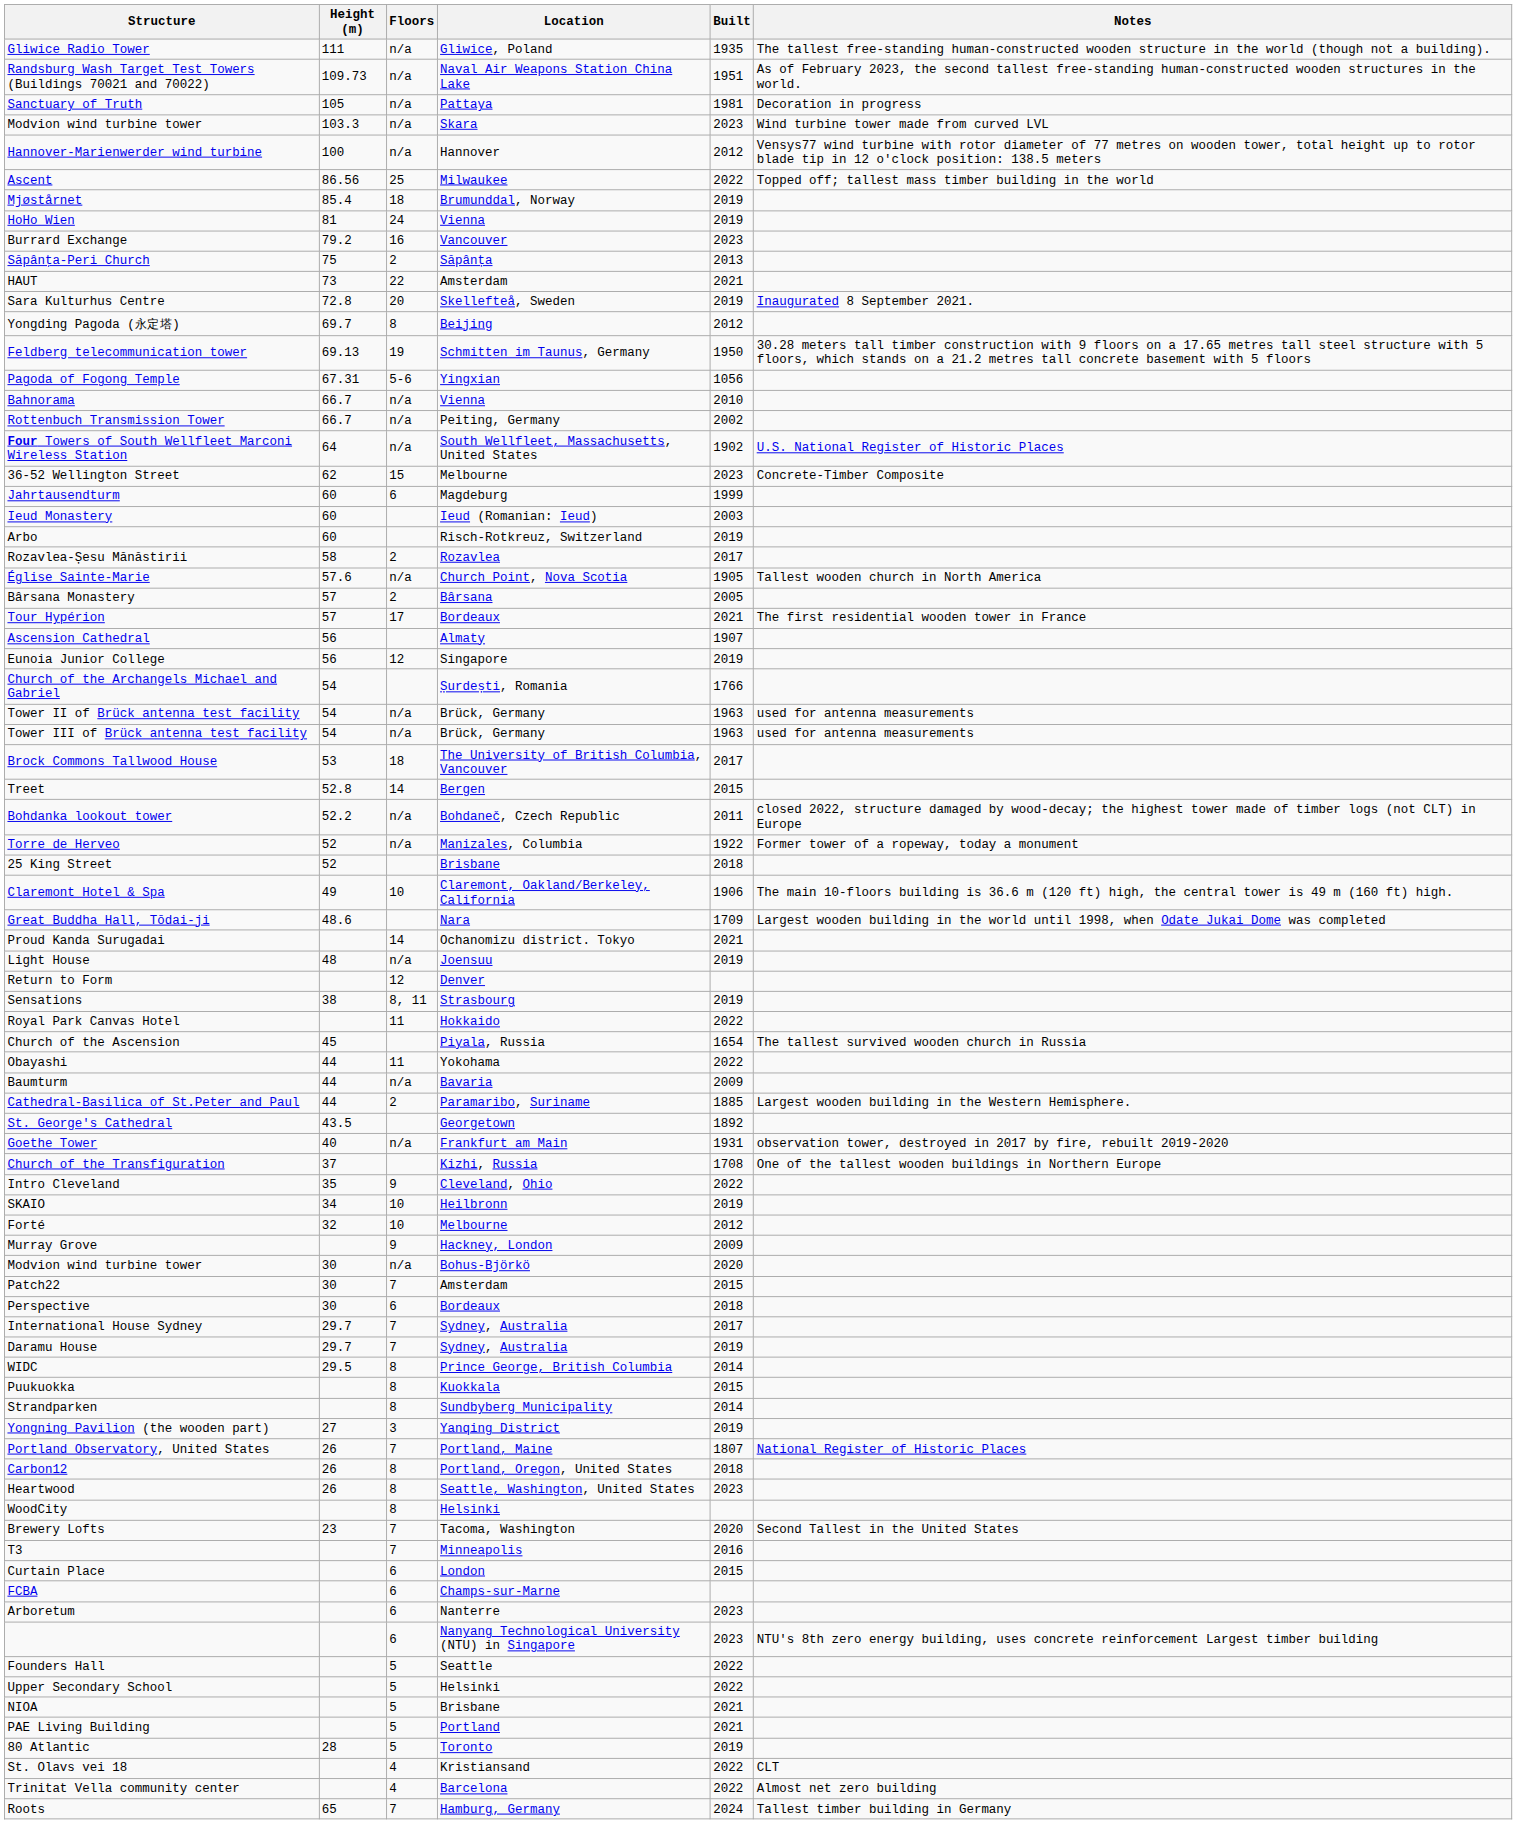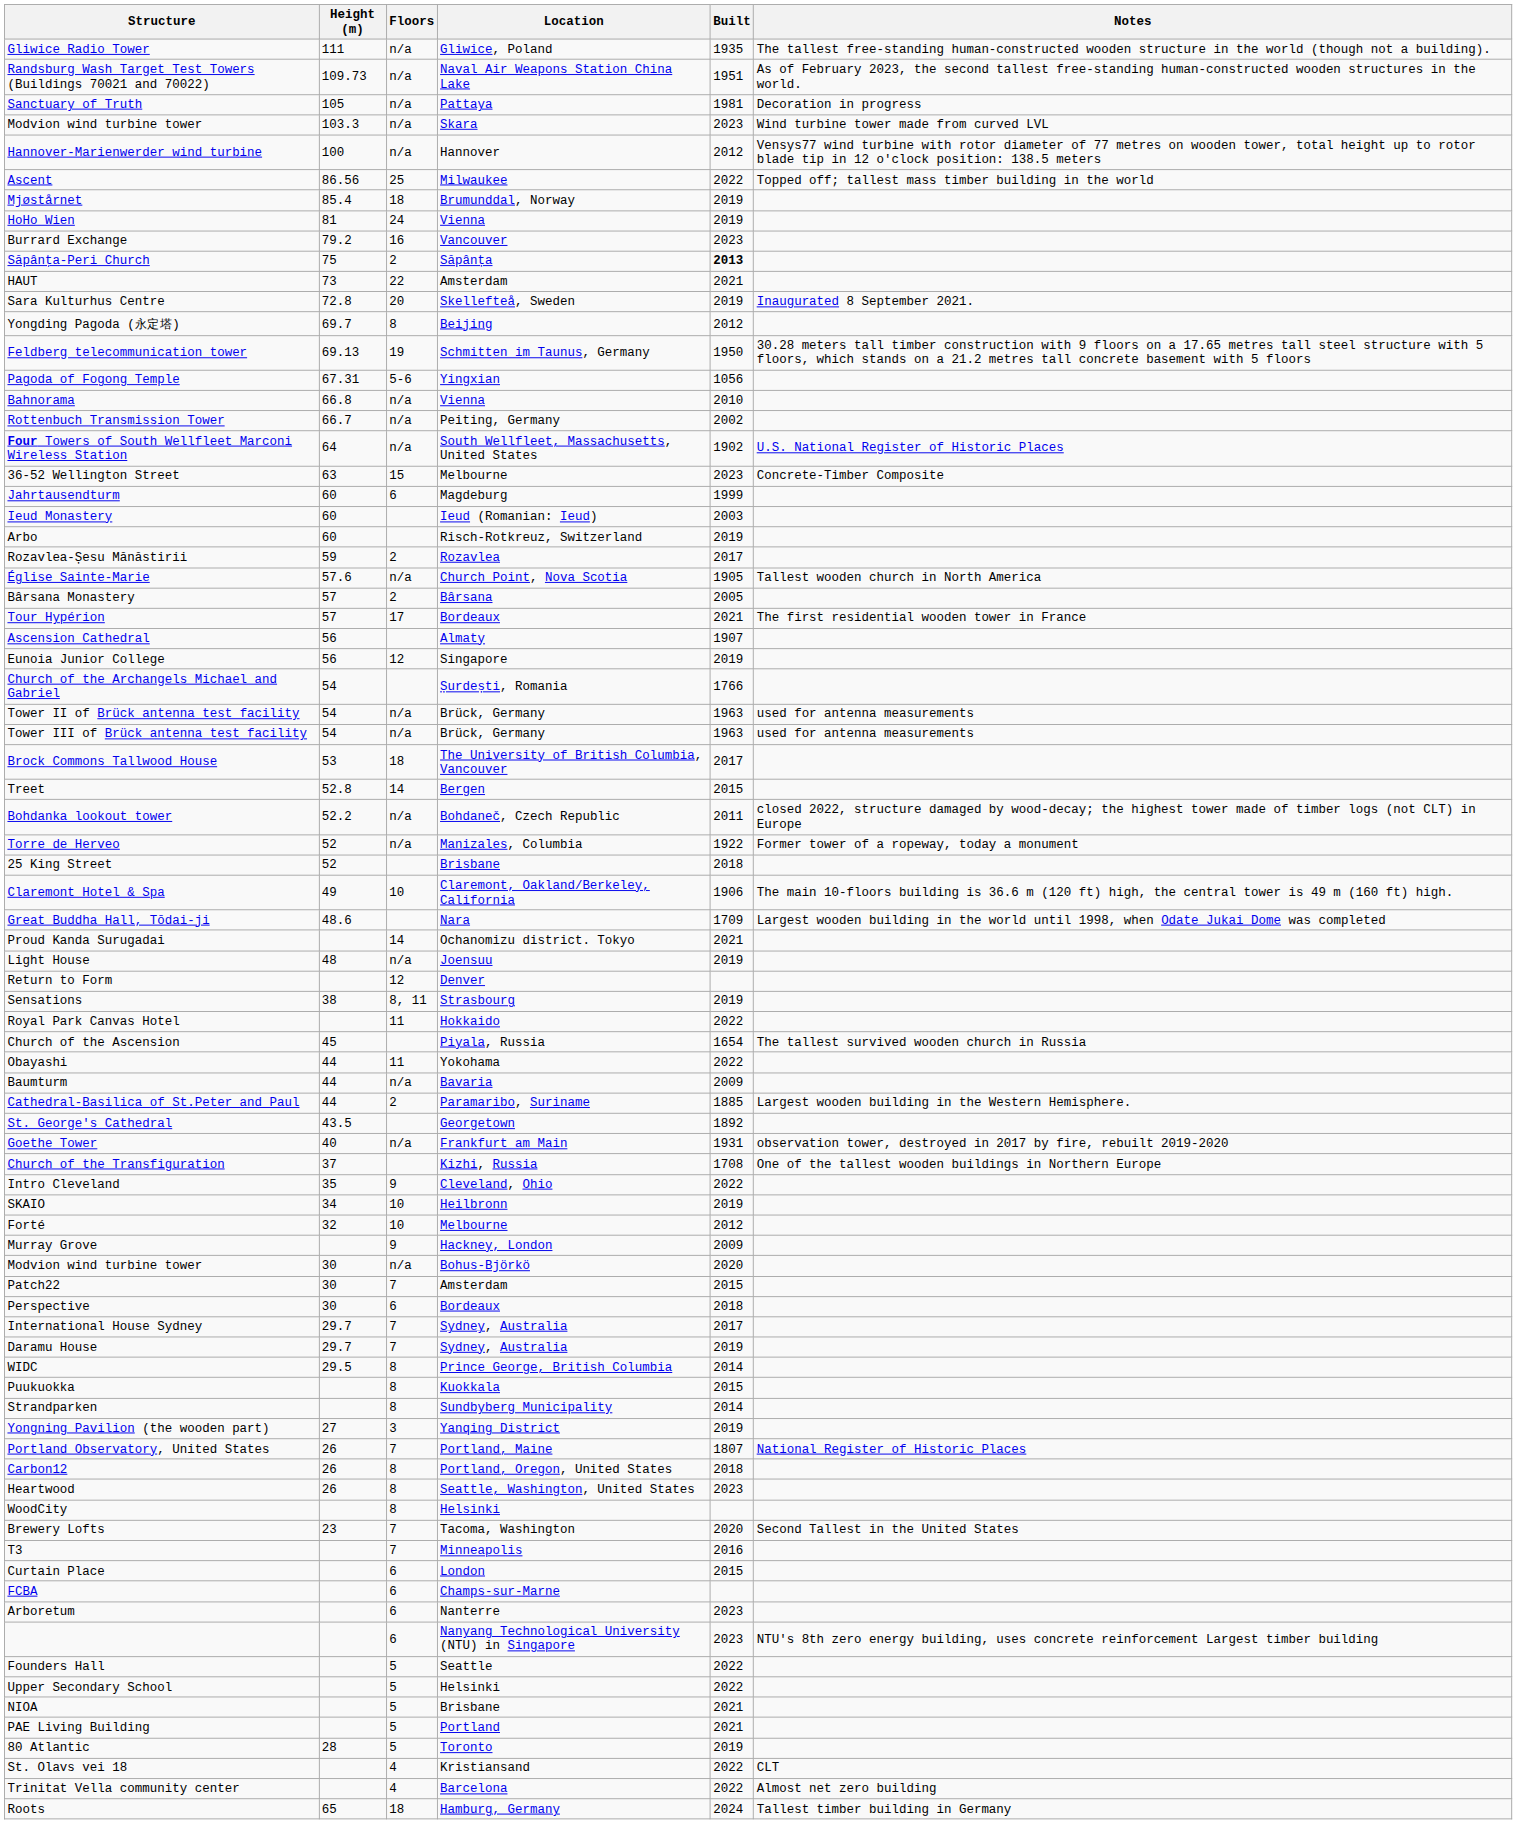(728, 261) normal -> (728, 261) bold
(337, 401) 66.7 -> (337, 401) 66.8
(329, 476) 62 -> (329, 476) 63
(329, 557) 58 -> (329, 557) 59
(393, 1809) 7 -> (397, 1809) 18
